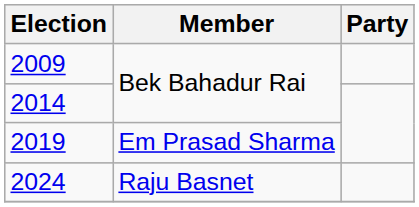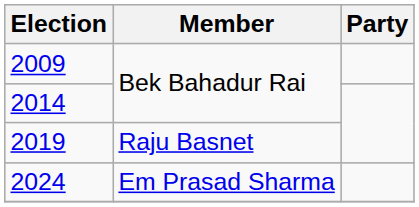(227, 142) Em Prasad Sharma -> (186, 142) Raju Basnet
(186, 181) Raju Basnet -> (227, 181) Em Prasad Sharma
